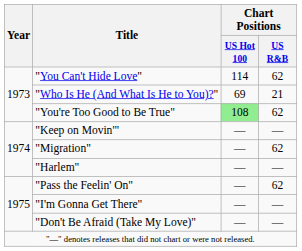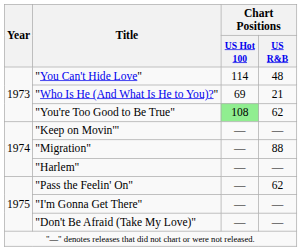(278, 76) 62 -> (278, 76) 48
(278, 149) 62 -> (278, 149) 88
